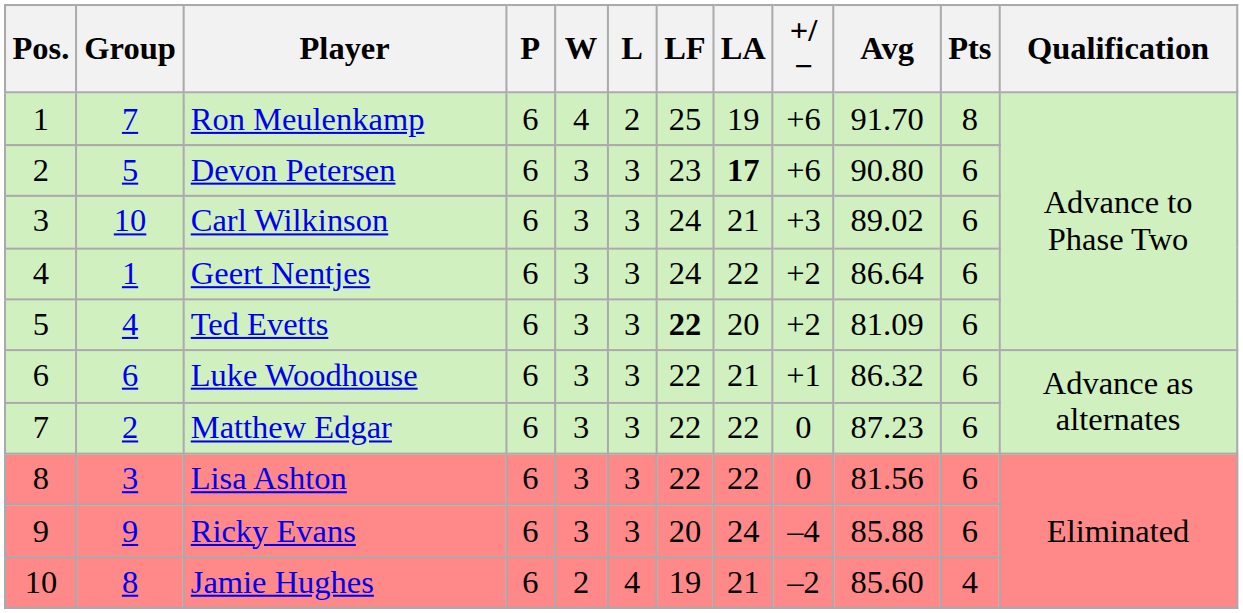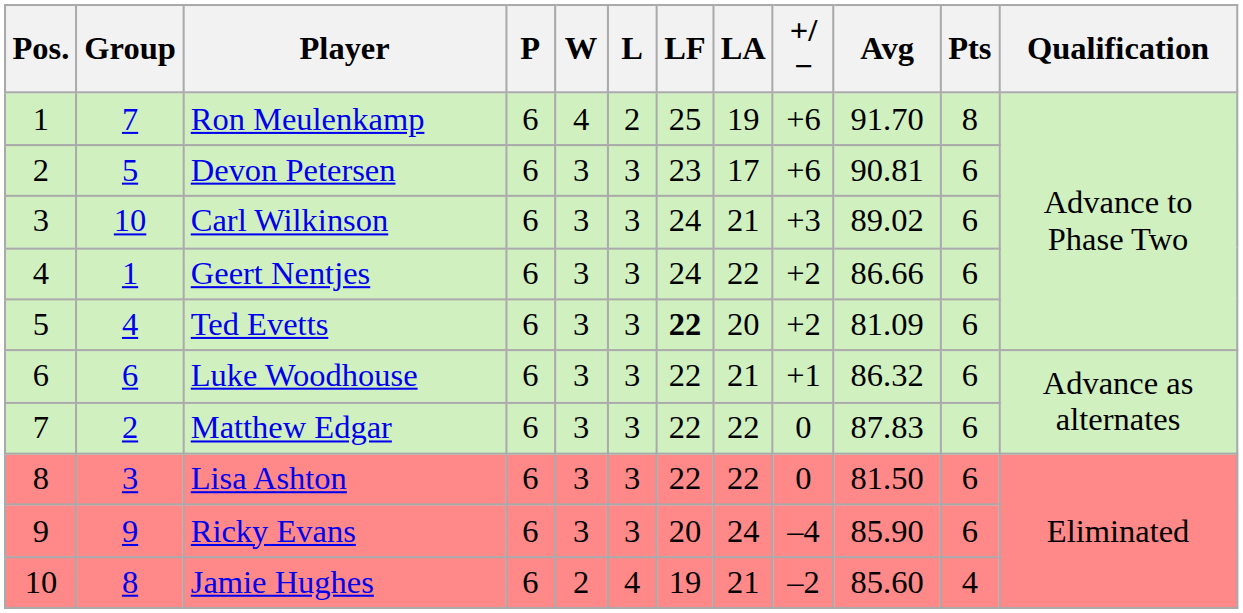(743, 169) bold -> (743, 169) normal
(887, 169) 90.80 -> (887, 169) 90.81
(887, 272) 86.64 -> (887, 272) 86.66
(887, 427) 87.23 -> (887, 427) 87.83
(887, 478) 81.56 -> (887, 478) 81.50
(887, 530) 85.88 -> (887, 530) 85.90
